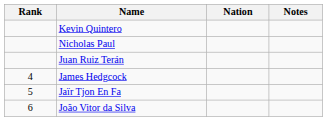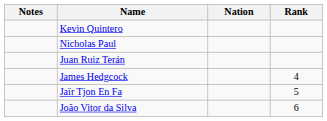columns swapped: (30, 12) <-> (296, 12)
